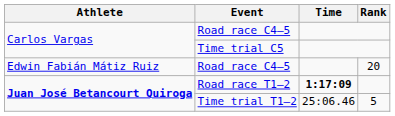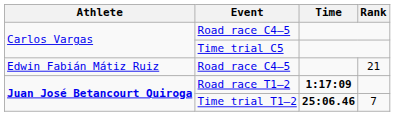(374, 67) 20 -> (374, 67) 21
(329, 102) normal -> (329, 102) bold
(374, 102) 5 -> (374, 102) 7
